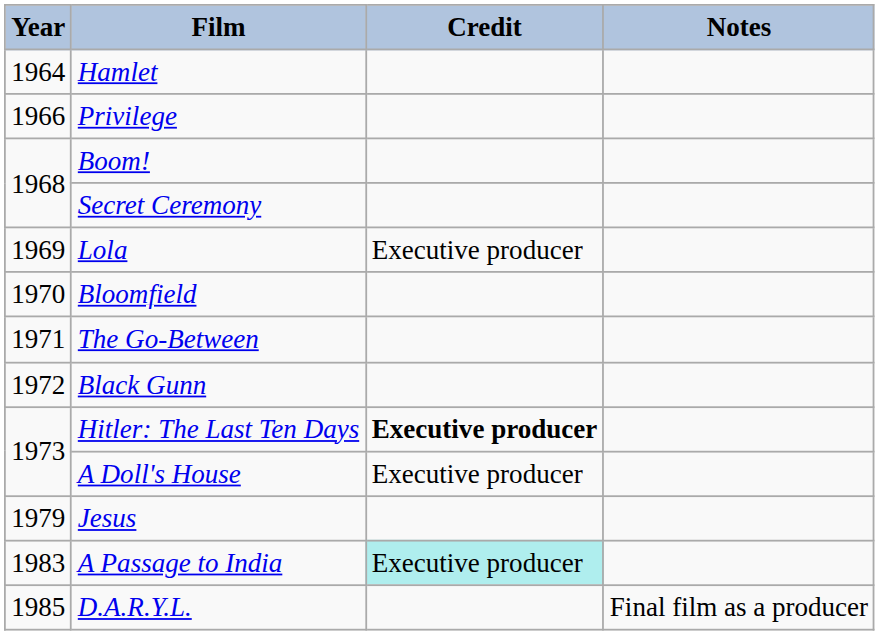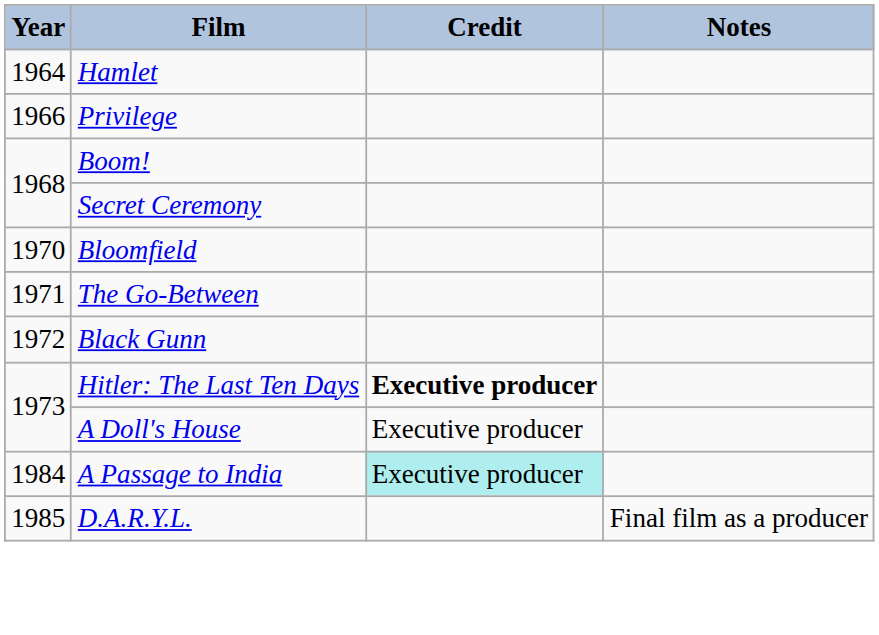- row: (103, 250)
- row: (107, 517)
(38, 562) 1983 -> (38, 473) 1984
